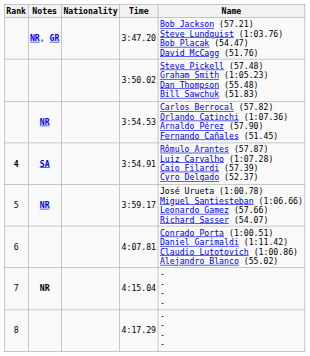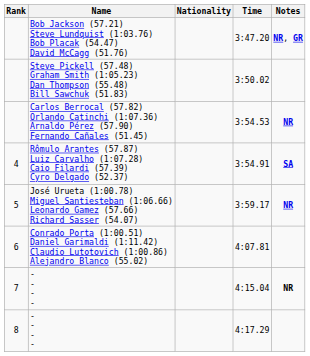columns swapped: (231, 11) <-> (45, 11)
(16, 164) bold -> (16, 164) normal
